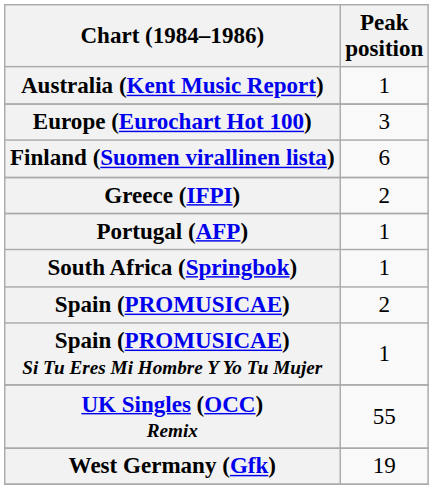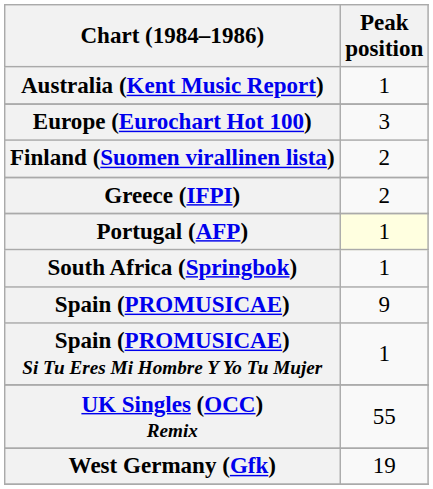(384, 158) 6 -> (384, 158) 2
(384, 231) no background -> (384, 231) lightyellow background
(384, 304) 2 -> (384, 304) 9
